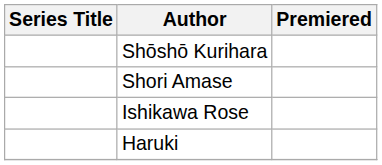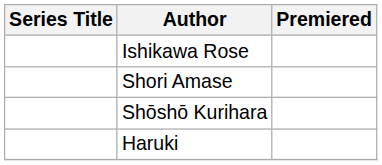rows swapped: (185, 112) <-> (195, 50)
